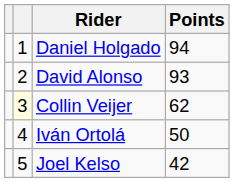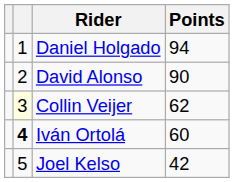(179, 77) 93 -> (179, 77) 90
(22, 135) normal -> (22, 135) bold
(179, 135) 50 -> (179, 135) 60
